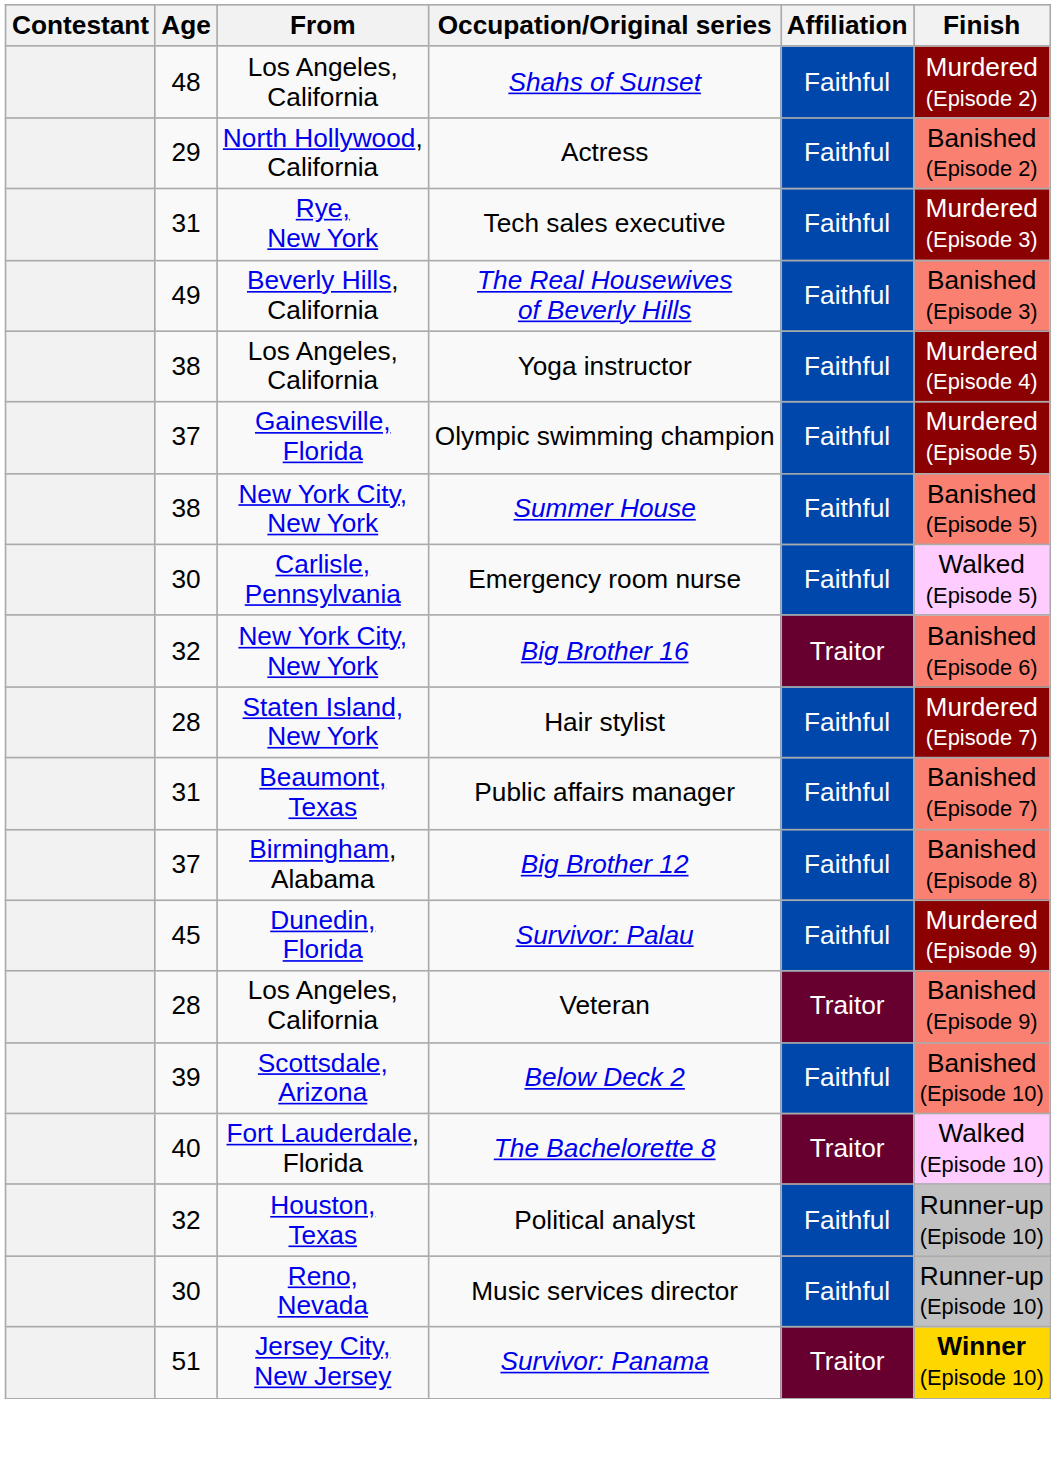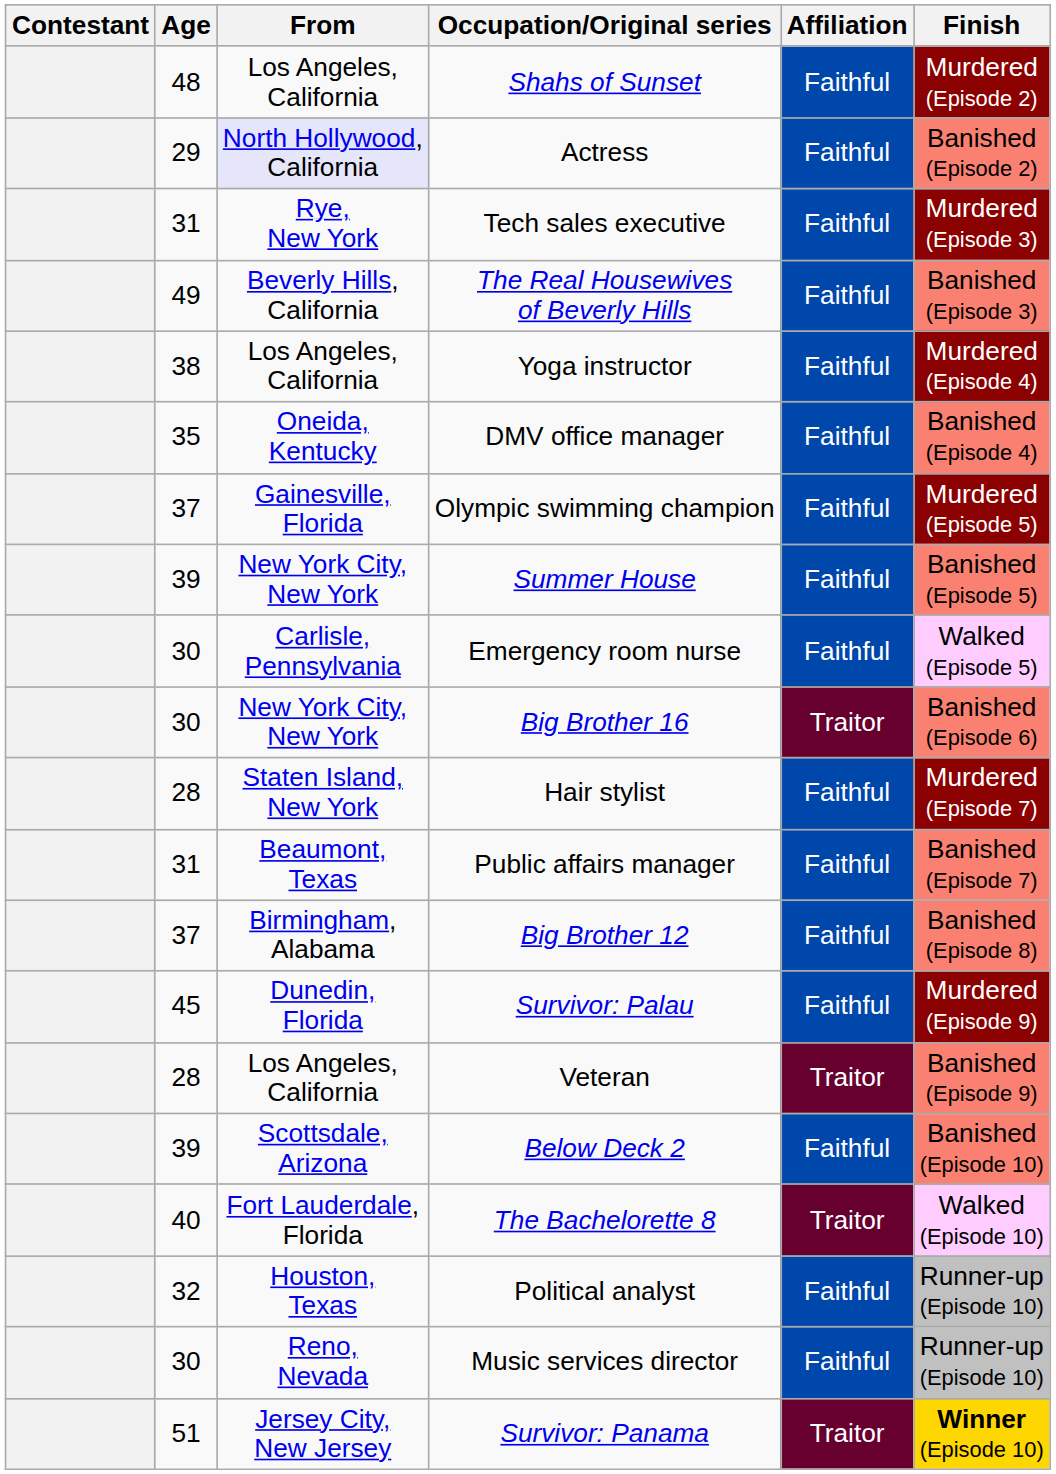(323, 152) no background -> (323, 152) lavender background
+ row: (605, 437)
(186, 508) 38 -> (186, 579) 39
(186, 650) 32 -> (186, 721) 30
